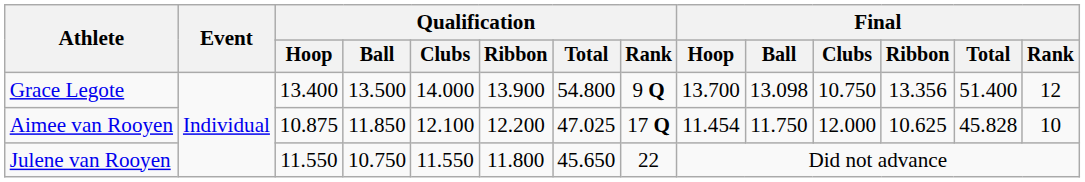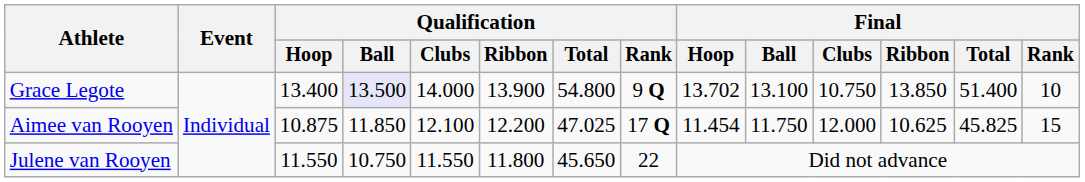(377, 90) no background -> (377, 90) lavender background
(711, 90) 13.700 -> (711, 90) 13.702
(779, 90) 13.098 -> (779, 90) 13.100
(918, 90) 13.356 -> (918, 90) 13.850
(1051, 90) 12 -> (1051, 90) 10
(988, 125) 45.828 -> (988, 125) 45.825
(1051, 125) 10 -> (1051, 125) 15
